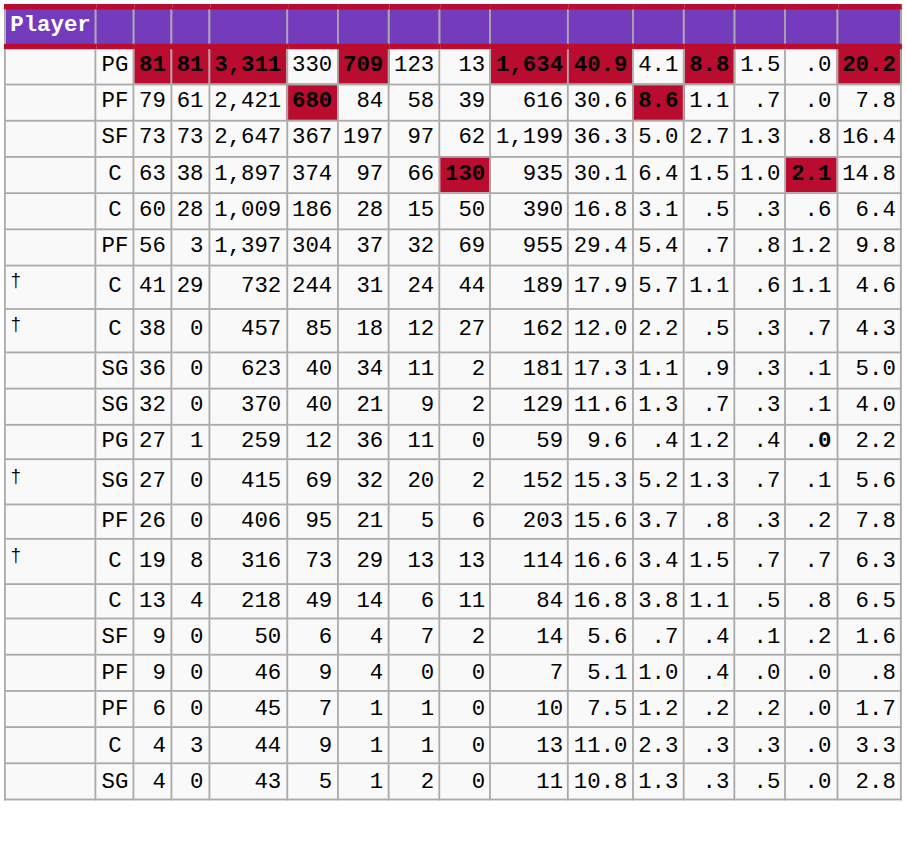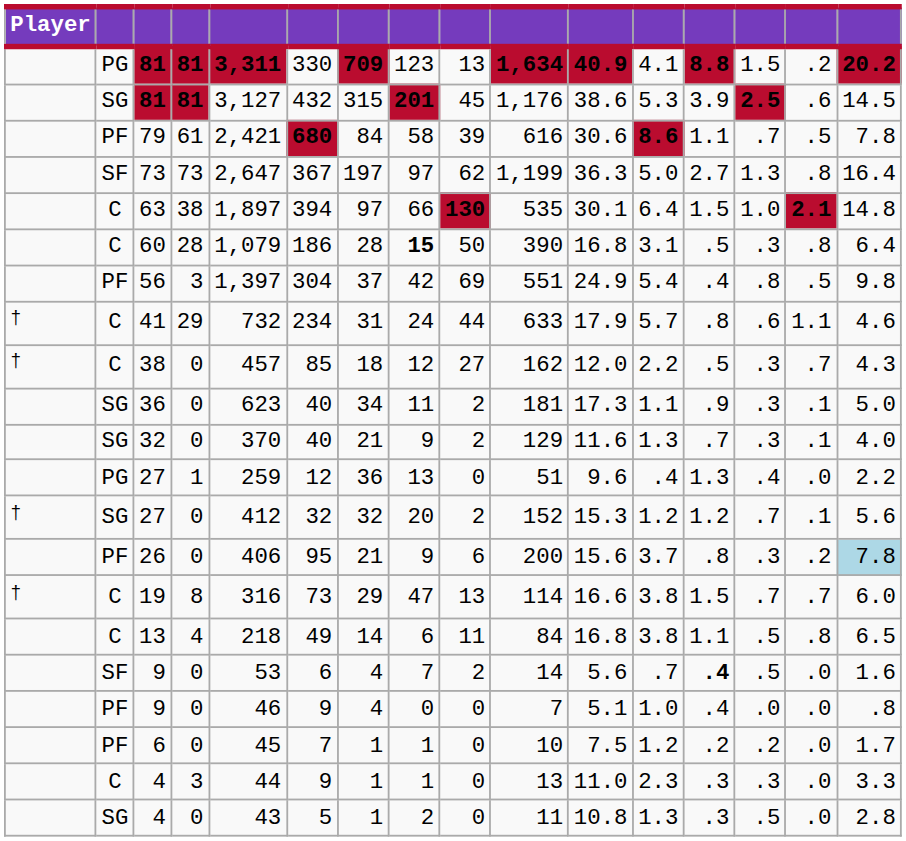(818, 67) .0 -> (818, 67) .2
+ row: (115, 103)
(818, 103) .0 -> (818, 139) .5
(312, 175) 374 -> (312, 211) 394
(543, 175) 935 -> (543, 211) 535
(248, 211) 1,009 -> (248, 247) 1,079
(421, 211) normal -> (421, 247) bold
(818, 211) .6 -> (818, 247) .8
(421, 247) 32 -> (421, 283) 42
(543, 247) 955 -> (543, 283) 551
(601, 247) 29.4 -> (601, 283) 24.9
(716, 247) .7 -> (716, 283) .4
(811, 247) 1.2 -> (818, 283) .5
(312, 287) 244 -> (312, 323) 234
(543, 287) 189 -> (543, 323) 633
(709, 287) 1.1 -> (716, 323) .8
(421, 442) 11 -> (421, 478) 13
(550, 442) 59 -> (550, 478) 51
(709, 442) 1.2 -> (709, 478) 1.3
(818, 442) bold -> (818, 478) normal
(261, 482) 415 -> (261, 518) 412
(319, 482) 69 -> (319, 518) 32
(658, 482) 5.2 -> (658, 518) 1.2
(709, 482) 1.3 -> (709, 518) 1.2
(428, 522) 5 -> (428, 558) 9
(543, 522) 203 -> (543, 558) 200
(876, 522) no background -> (876, 558) lightblue background
(421, 562) 13 -> (421, 598) 47
(658, 562) 3.4 -> (658, 598) 3.8
(876, 562) 6.3 -> (876, 598) 6.0
(268, 638) 50 -> (268, 674) 53
(716, 638) normal -> (716, 674) bold
(767, 638) .1 -> (767, 674) .5
(818, 638) .2 -> (818, 674) .0
